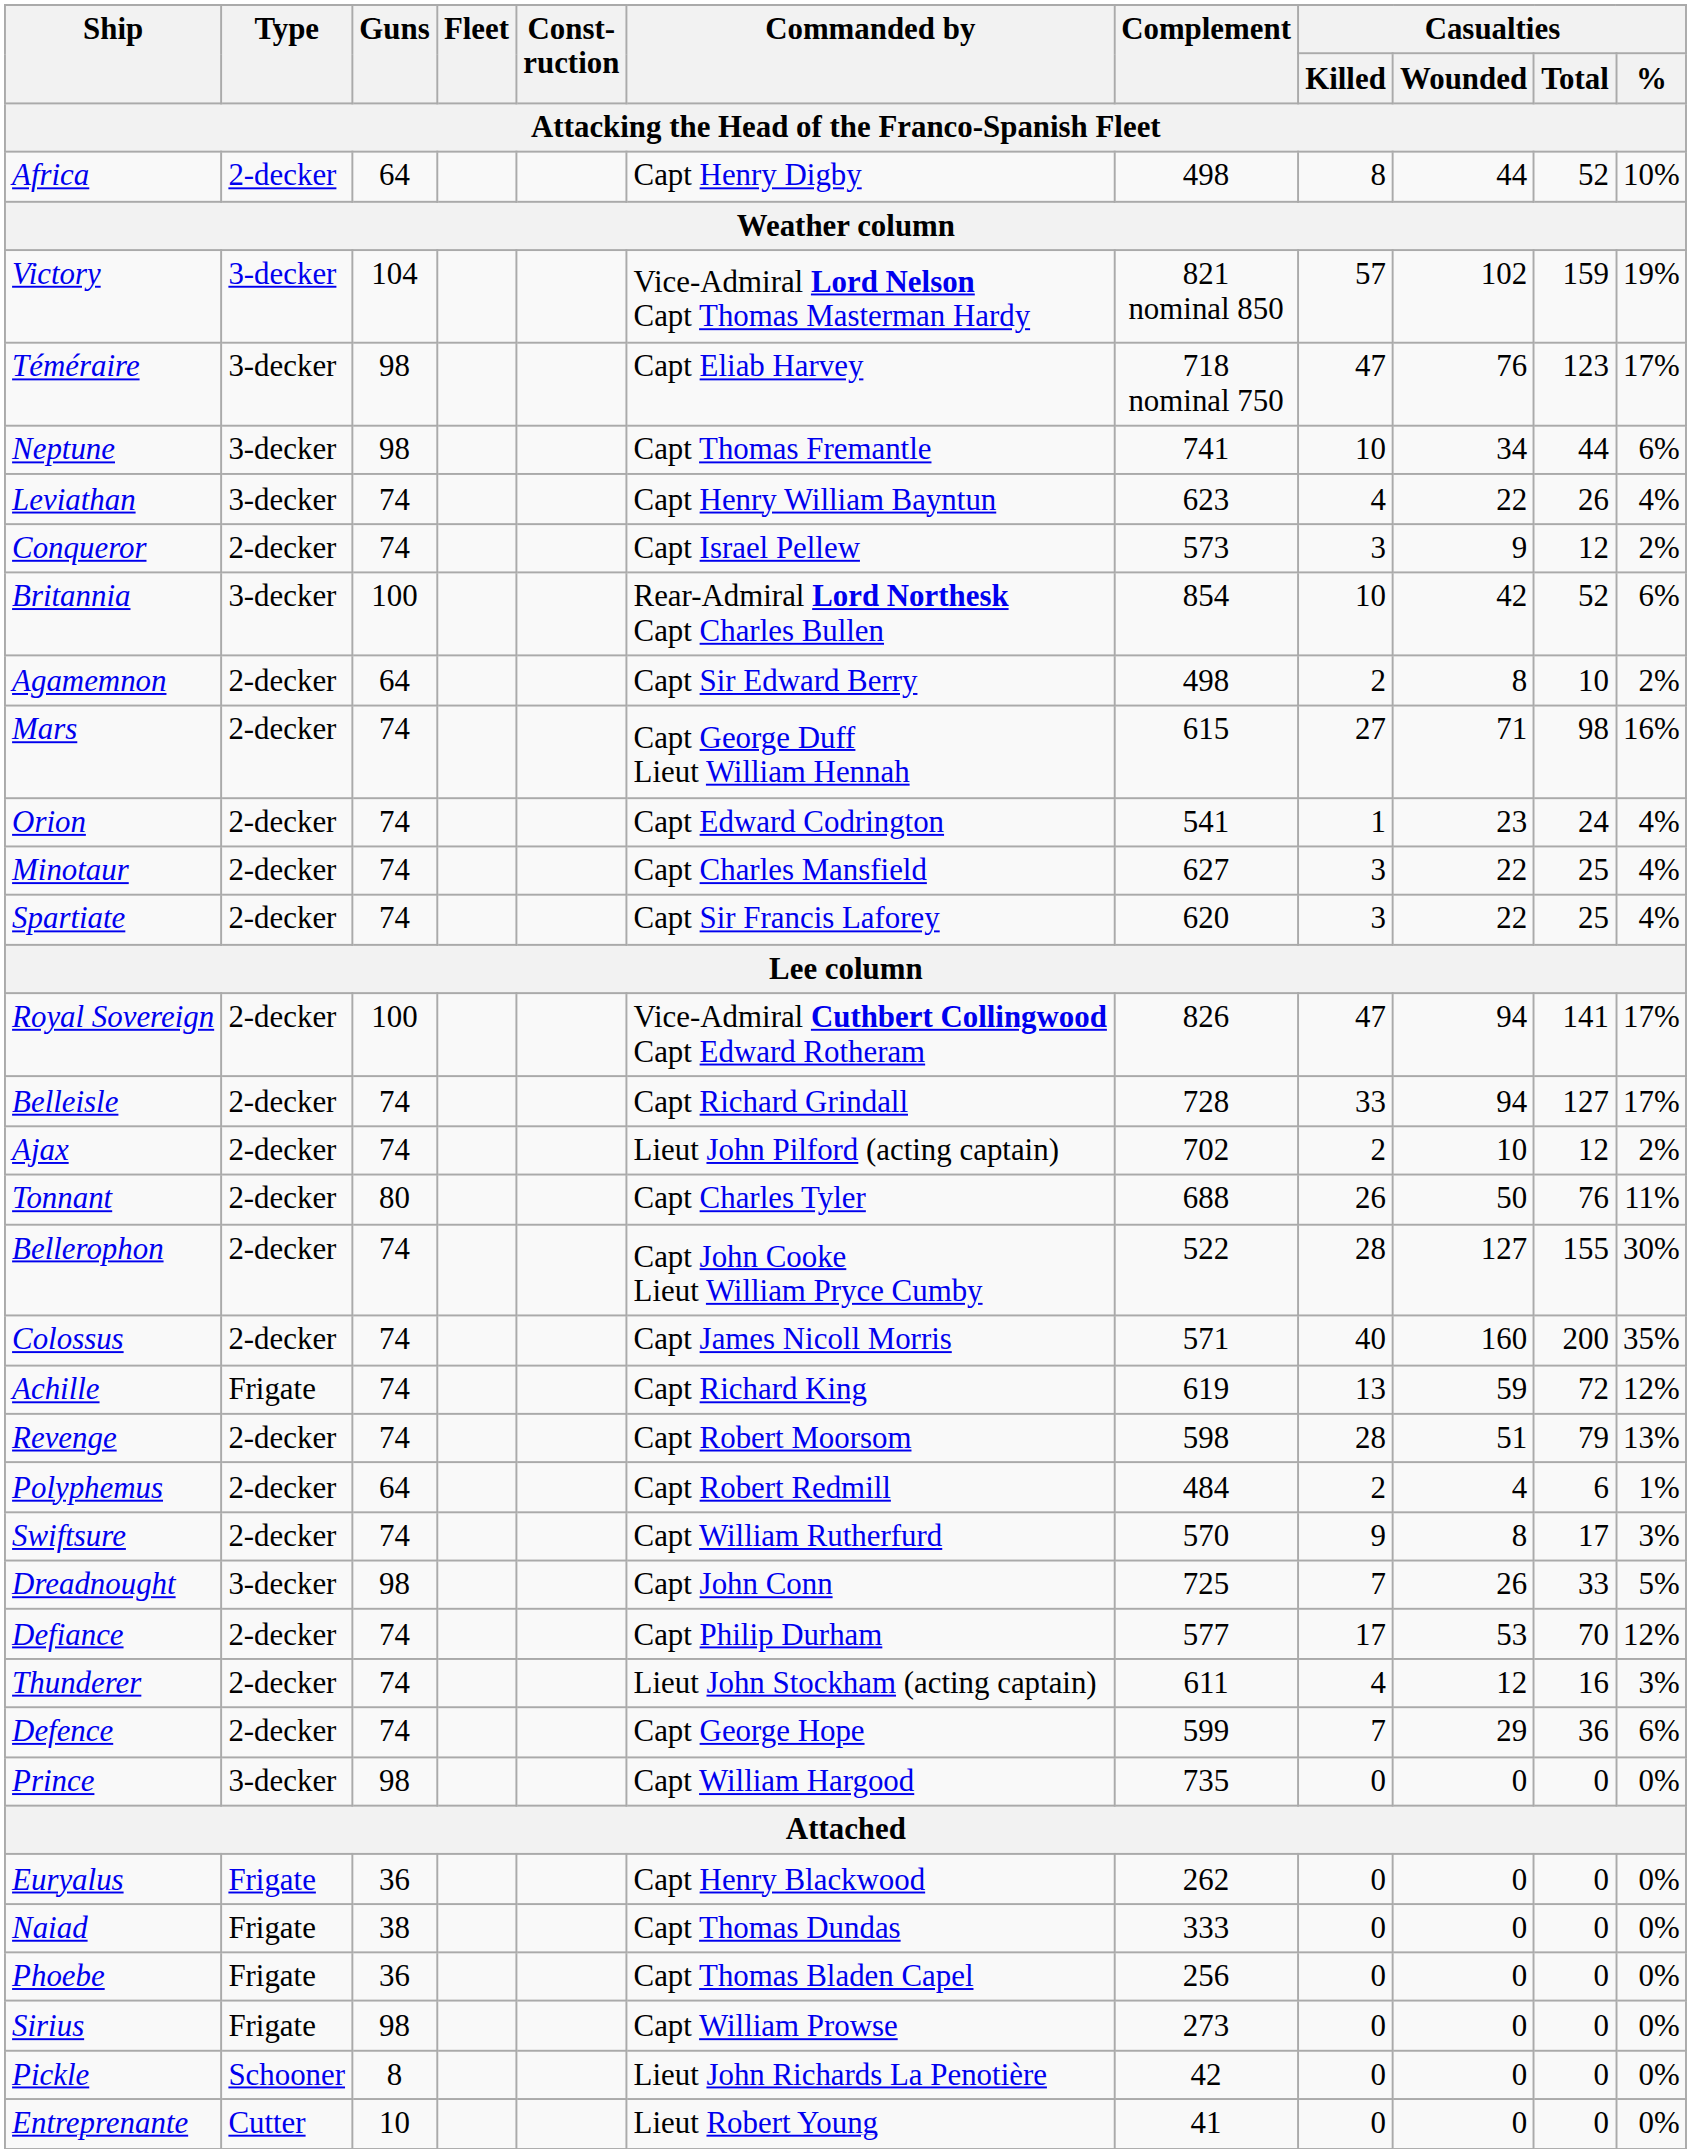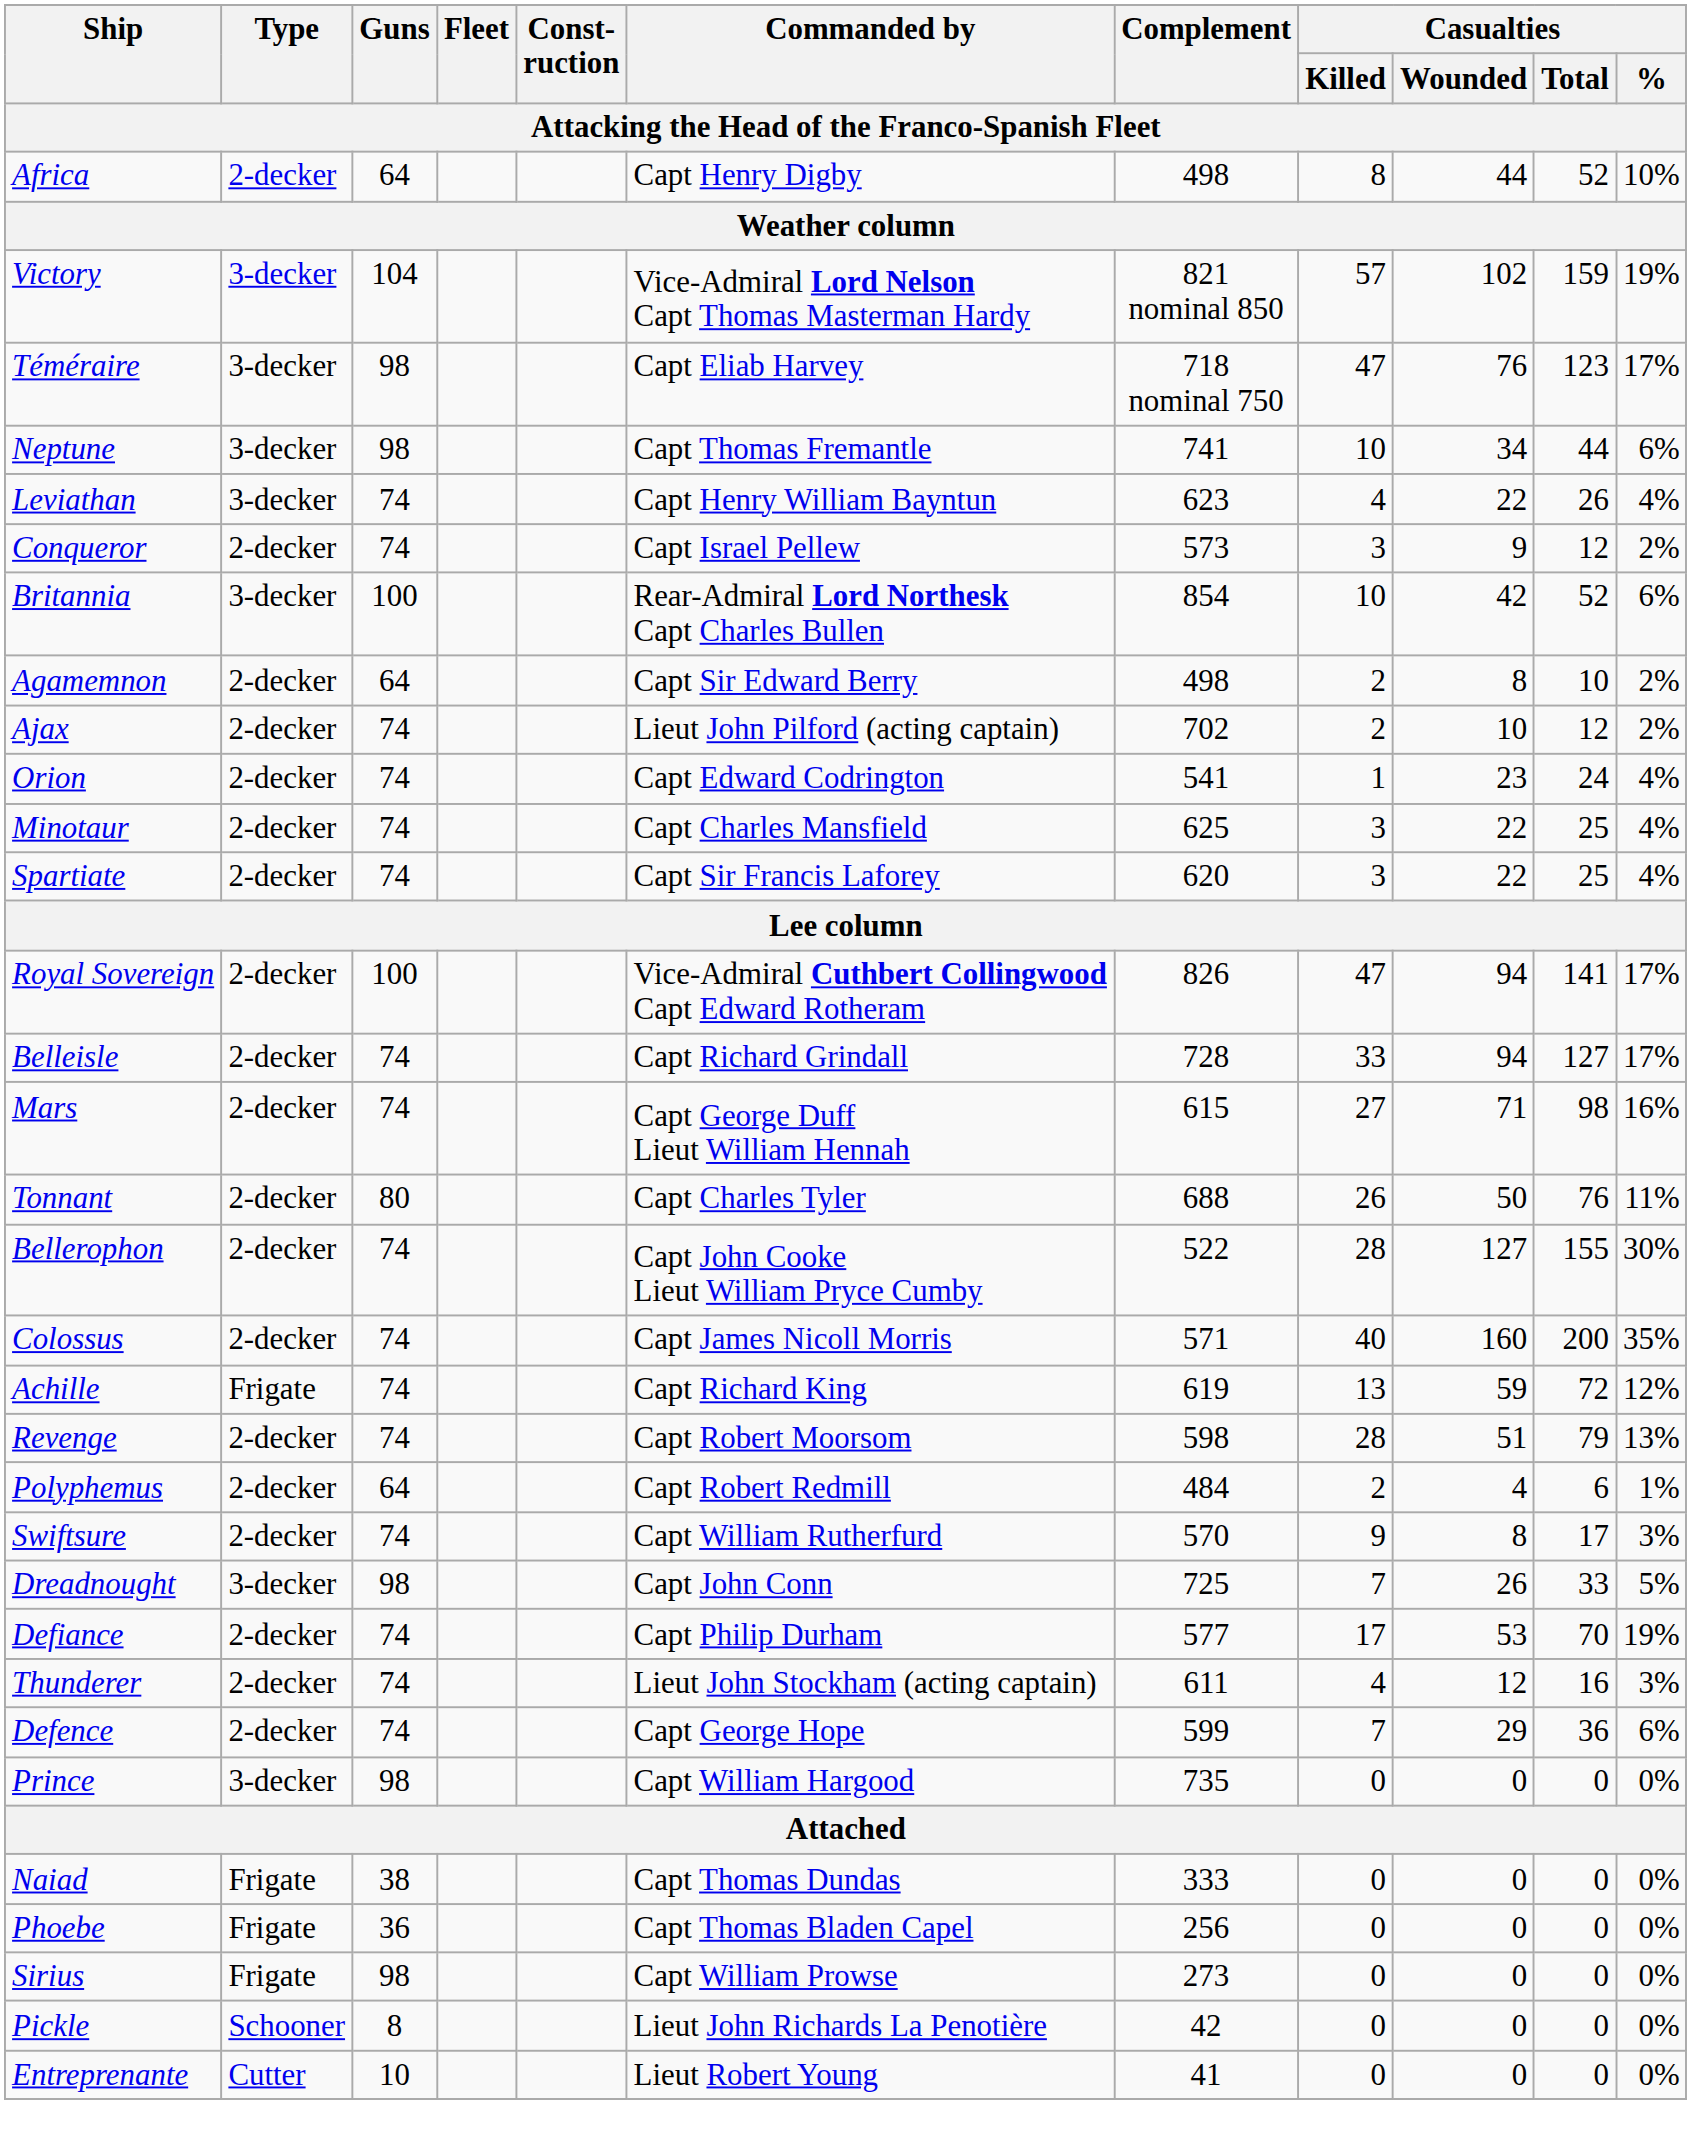rows swapped: (40, 1149) <-> (45, 729)
(1206, 870) 627 -> (1206, 827) 625
(1651, 1633) 12% -> (1651, 1633) 19%
- row: (68, 1878)
